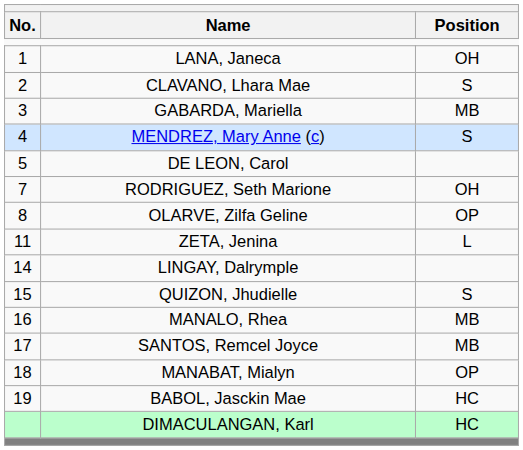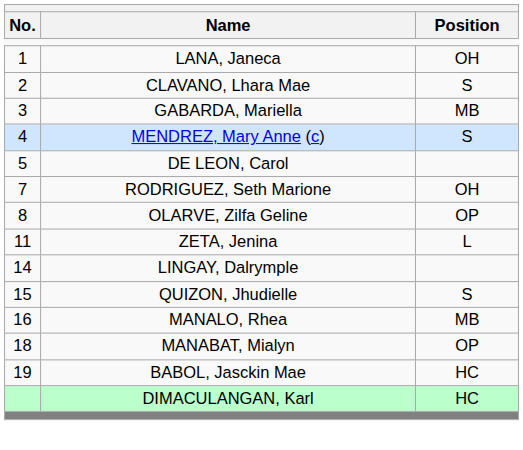- row: (22, 346)
